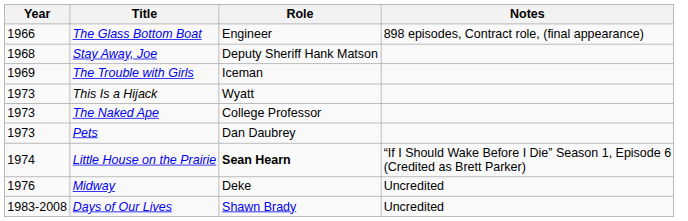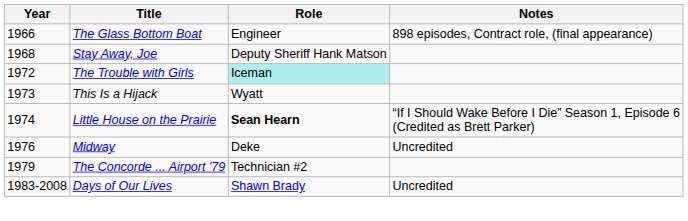(21, 73) 1969 -> (21, 73) 1972
(243, 73) no background -> (251, 73) paleturquoise background
- row: (116, 113)
- row: (85, 133)
+ row: (149, 166)
